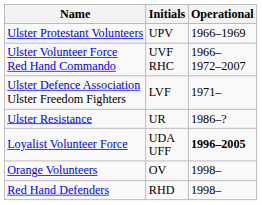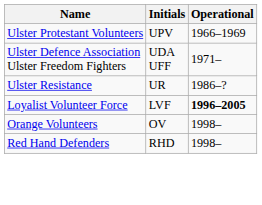- row: (62, 59)
(160, 92) LVF -> (162, 59) UDA UFF
(162, 144) UDA UFF -> (160, 104) LVF
